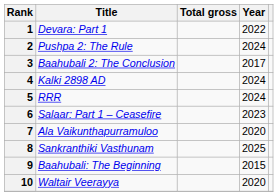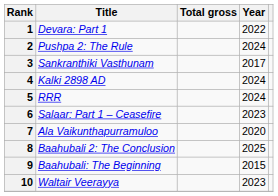(106, 64) Baahubali 2: The Conclusion -> (96, 64) Sankranthiki Vasthunam
(96, 149) Sankranthiki Vasthunam -> (106, 149) Baahubali 2: The Conclusion
(254, 183) 2020 -> (254, 183) 2023
